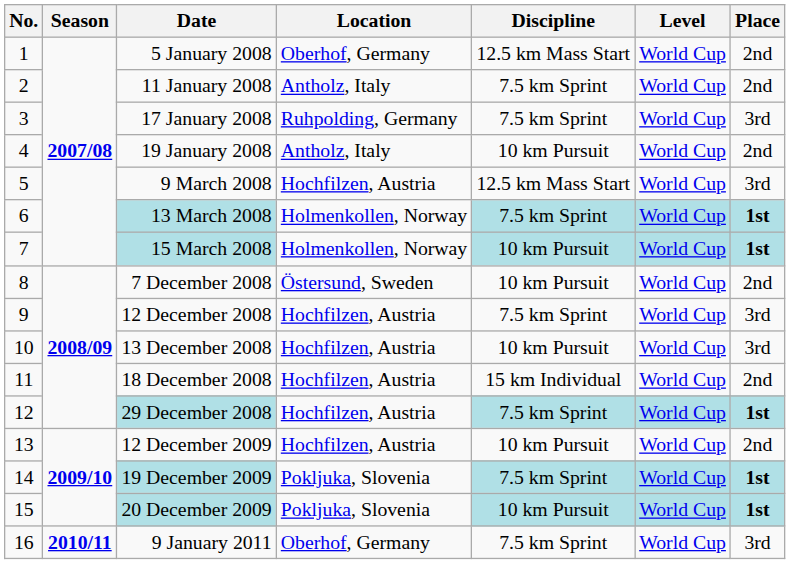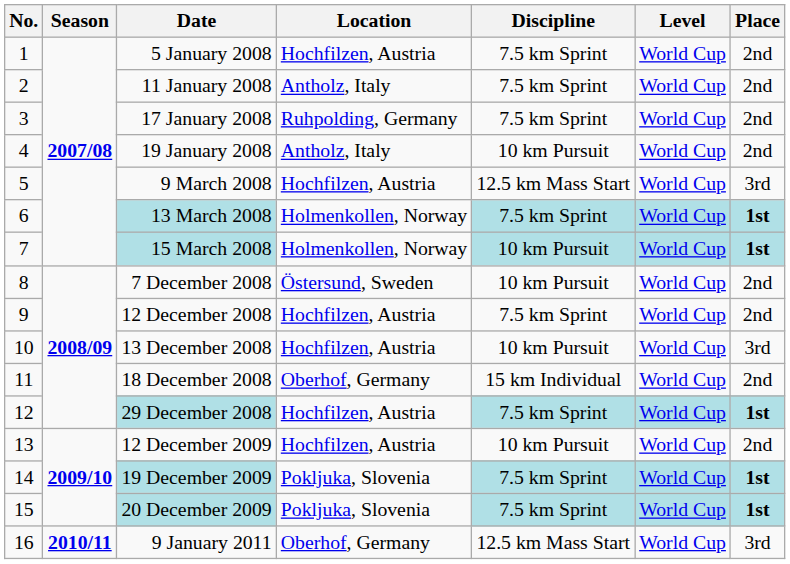(355, 53) Oberhof, Germany -> (358, 53) Hochfilzen, Austria
(553, 53) 12.5 km Mass Start -> (553, 53) 7.5 km Sprint
(758, 118) 3rd -> (758, 118) 2nd
(758, 314) 3rd -> (758, 314) 2nd
(358, 379) Hochfilzen, Austria -> (355, 379) Oberhof, Germany
(553, 509) 10 km Pursuit -> (553, 509) 7.5 km Sprint
(553, 542) 7.5 km Sprint -> (553, 542) 12.5 km Mass Start
